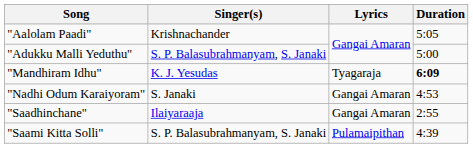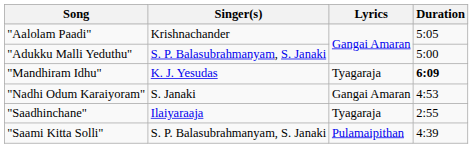(371, 113) Gangai Amaran -> (356, 113) Tyagaraja
